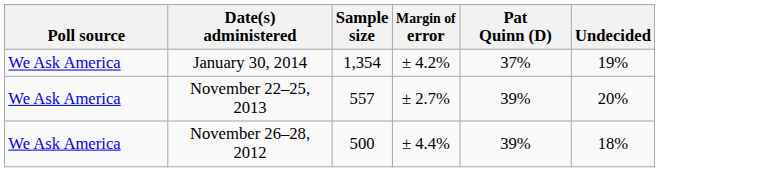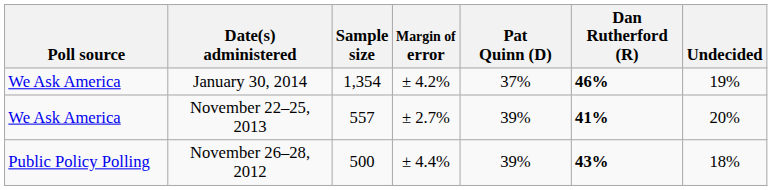+ column: (627, 36)
(65, 143) We Ask America -> (79, 162) Public Policy Polling
